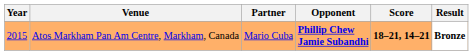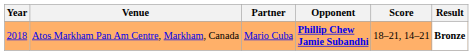(17, 36) 2015 -> (17, 36) 2018
(401, 36) bold -> (401, 36) normal
